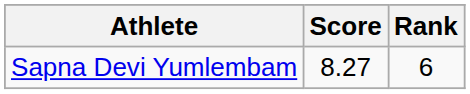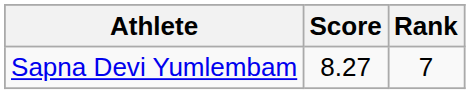(426, 67) 6 -> (426, 67) 7
